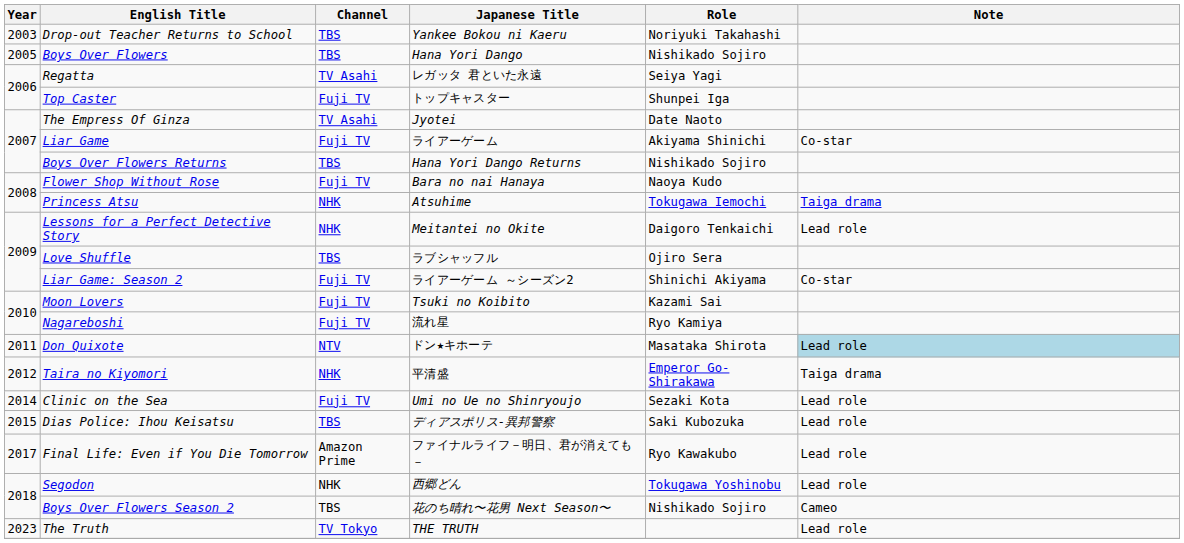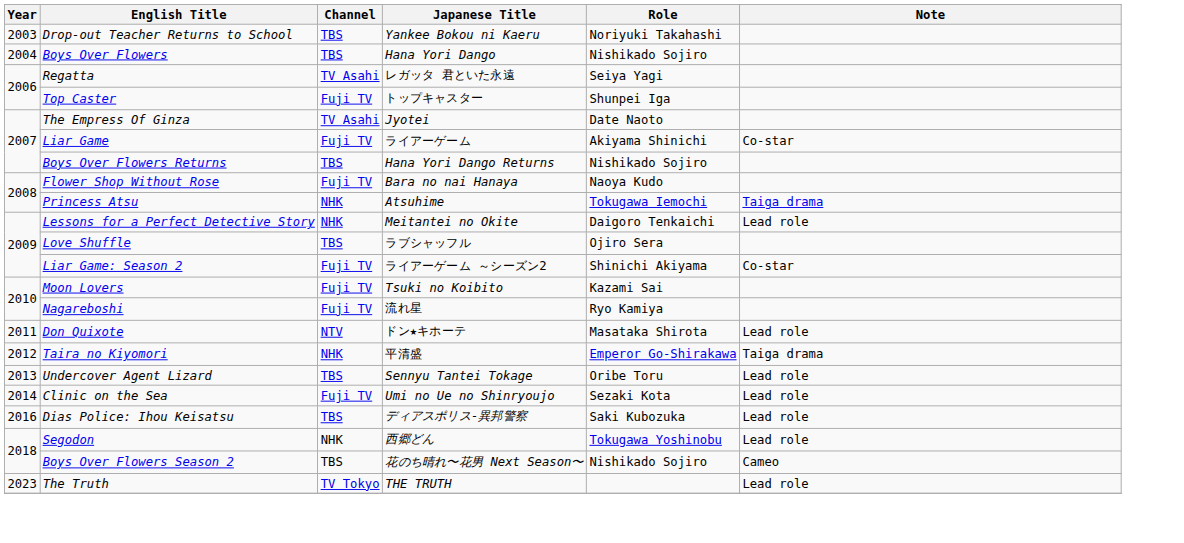(22, 54) 2005 -> (22, 54) 2004
(834, 346) lightblue background -> (776, 332) no background
+ row: (127, 376)
(22, 422) 2015 -> (22, 417) 2016
- row: (175, 453)
